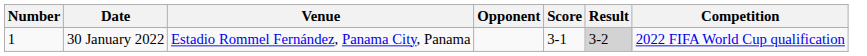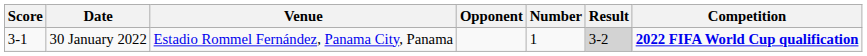columns swapped: (34, 16) <-> (565, 16)
(740, 39) normal -> (747, 39) bold
